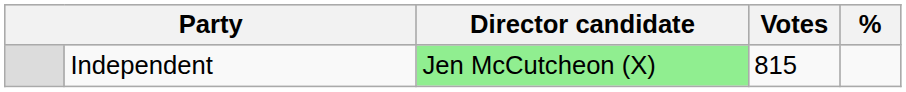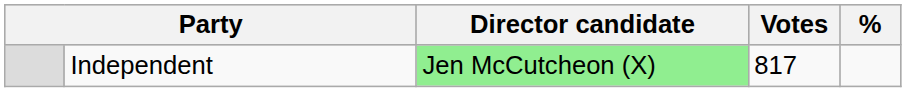(776, 65) 815 -> (776, 65) 817
